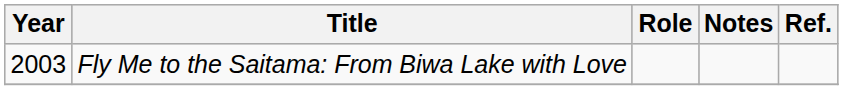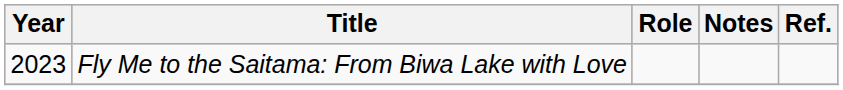(38, 63) 2003 -> (38, 63) 2023
